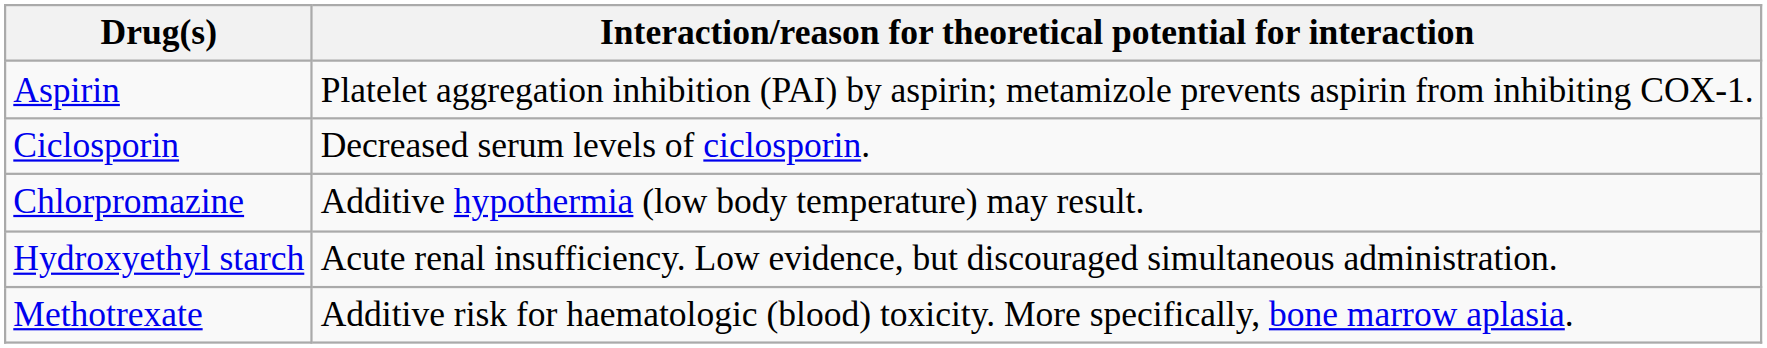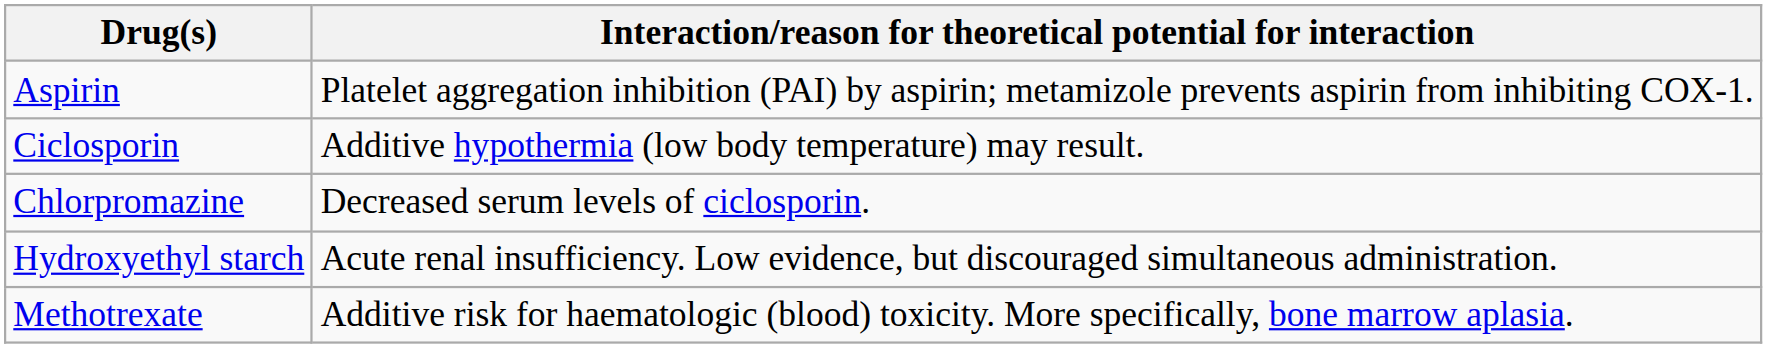(595, 145) Decreased serum levels of ciclosporin. -> (733, 145) Additive hypothermia (low body temperature) may result.
(733, 201) Additive hypothermia (low body temperature) may result. -> (595, 201) Decreased serum levels of ciclosporin.
